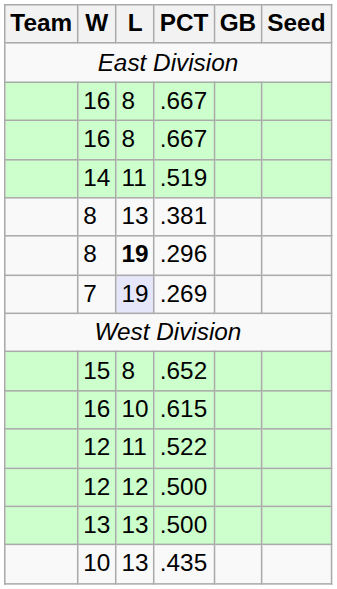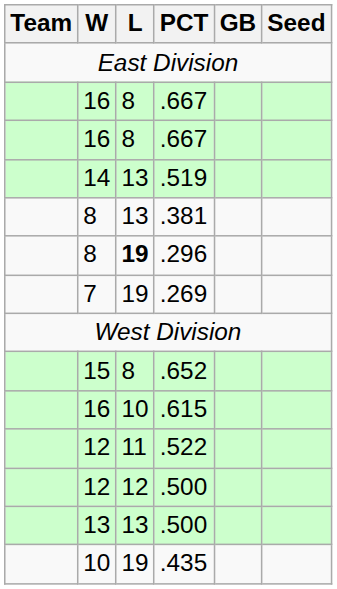(134, 178) 11 -> (135, 178) 13
(135, 293) lavender background -> (135, 293) no background
(135, 563) 13 -> (135, 563) 19
